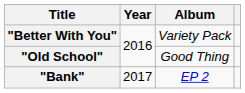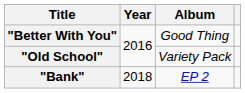(195, 35) Variety Pack -> (195, 35) Good Thing
(195, 56) Good Thing -> (195, 56) Variety Pack
(138, 77) 2017 -> (138, 77) 2018
